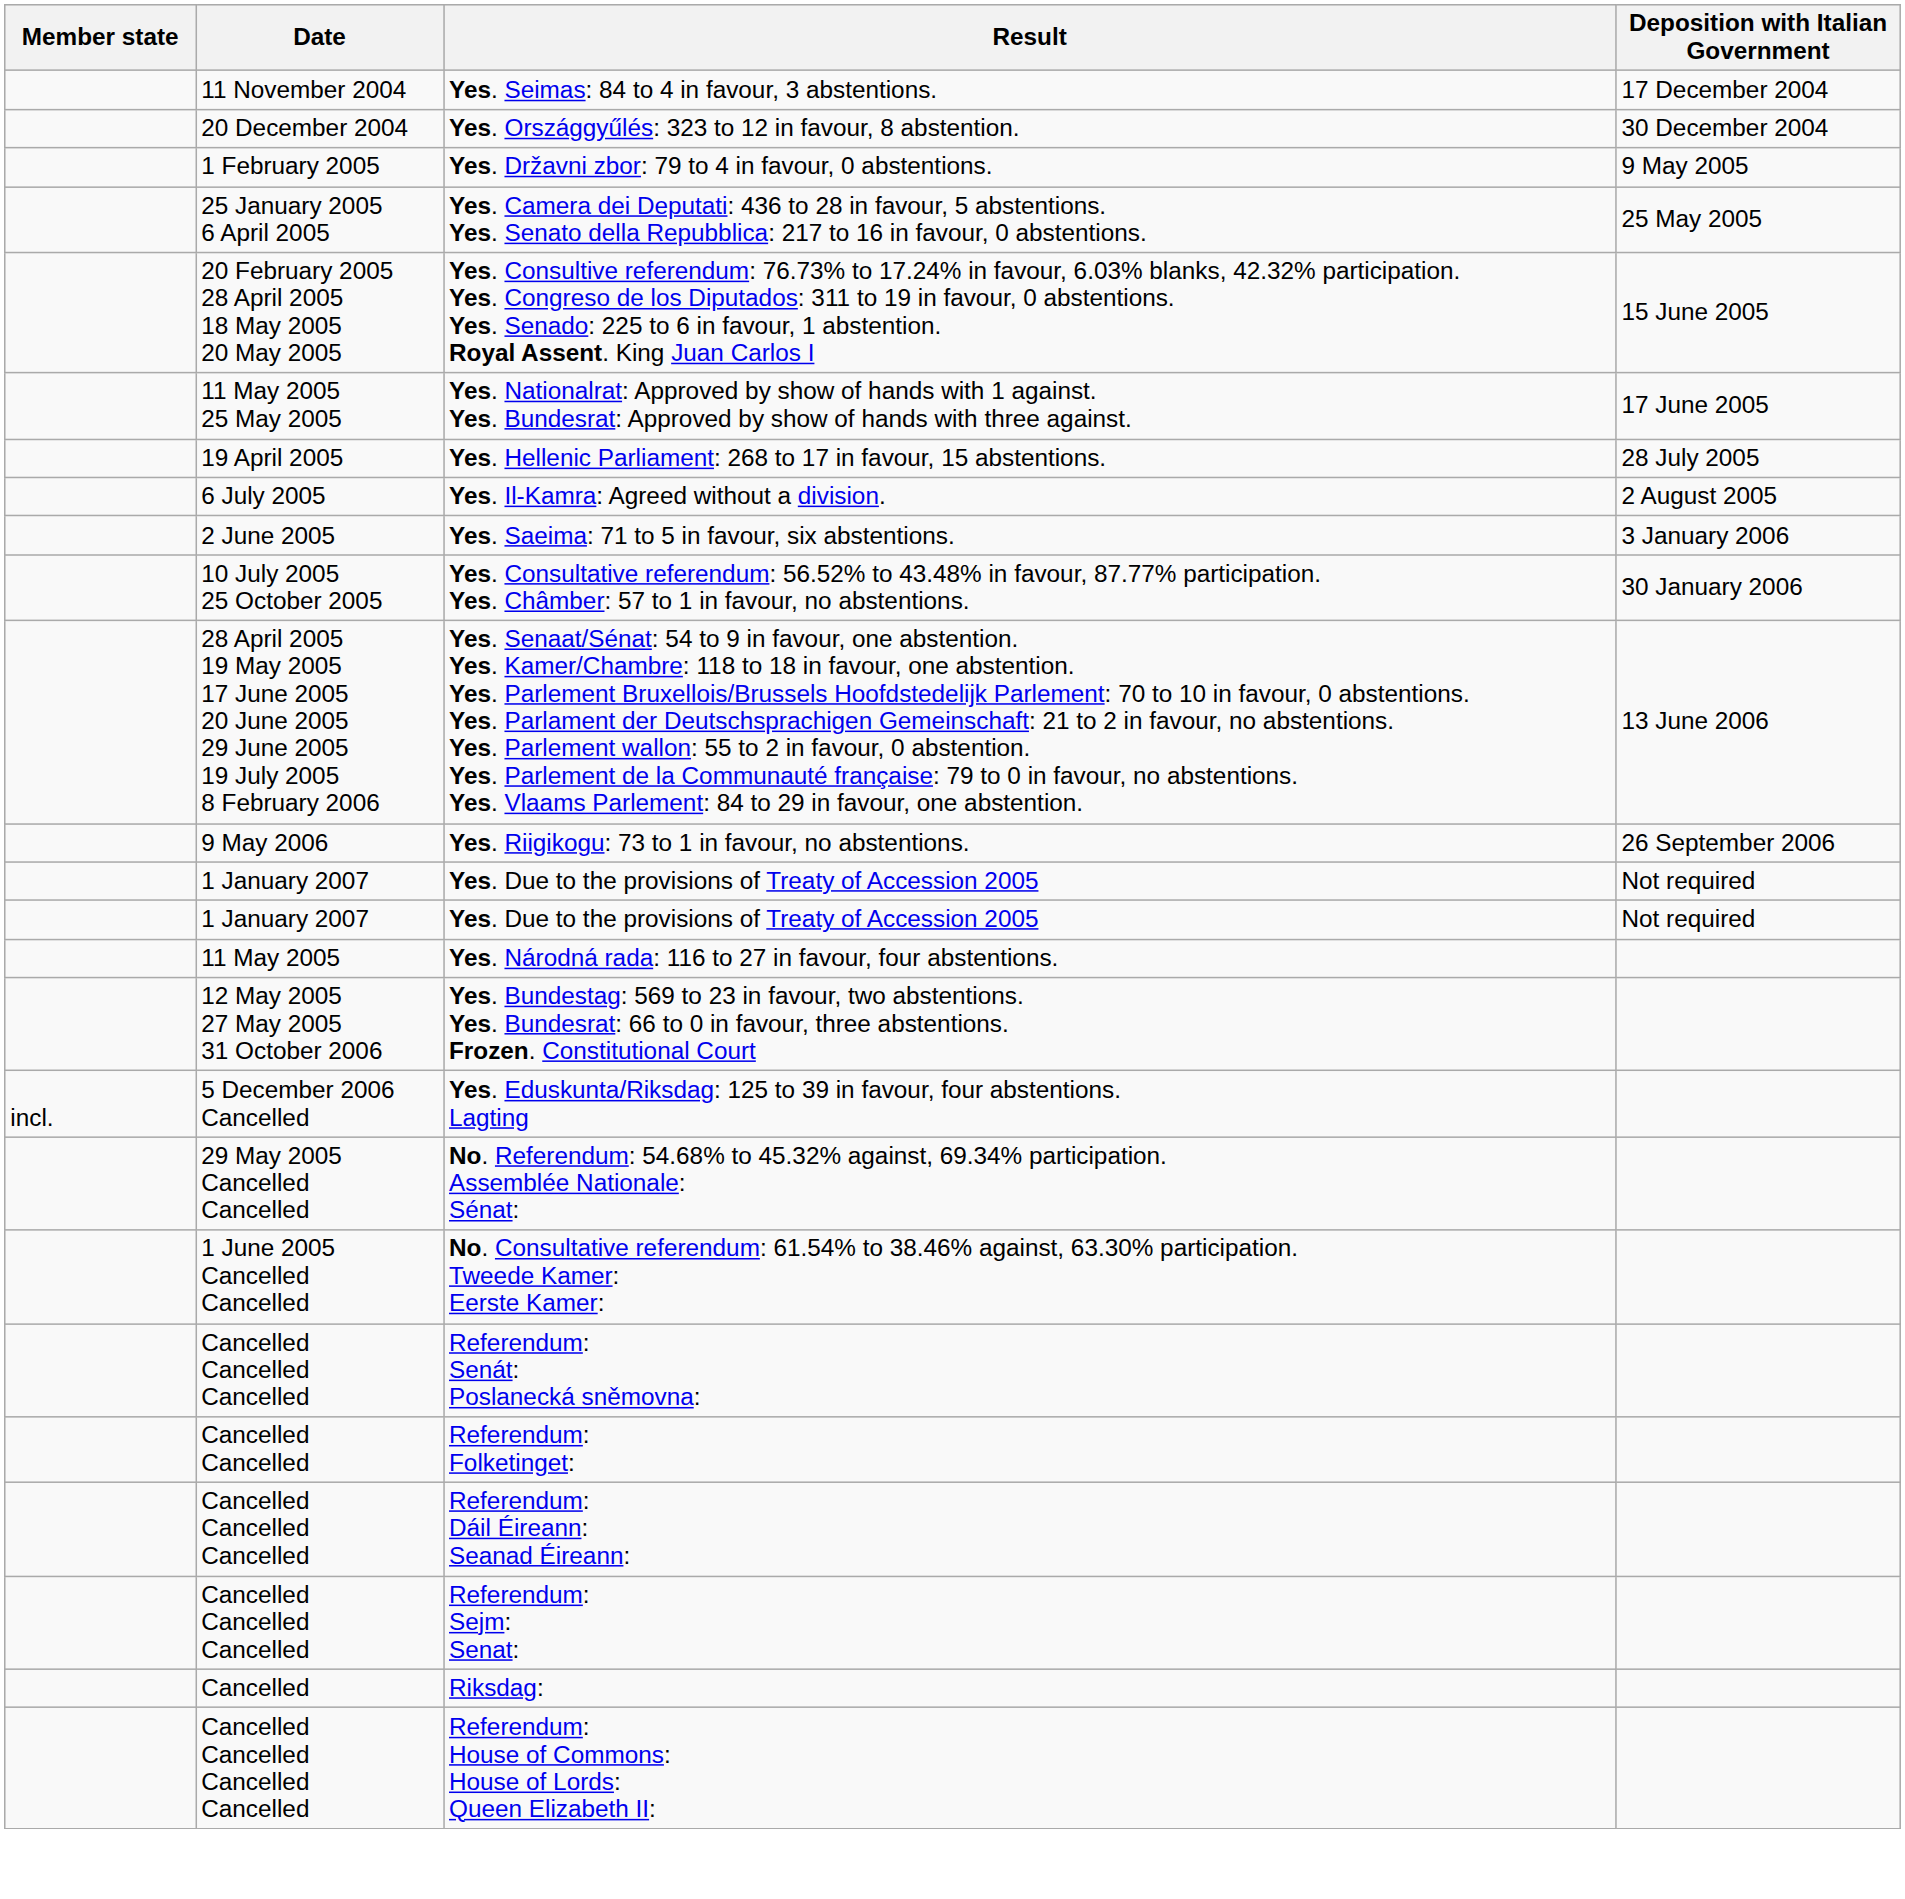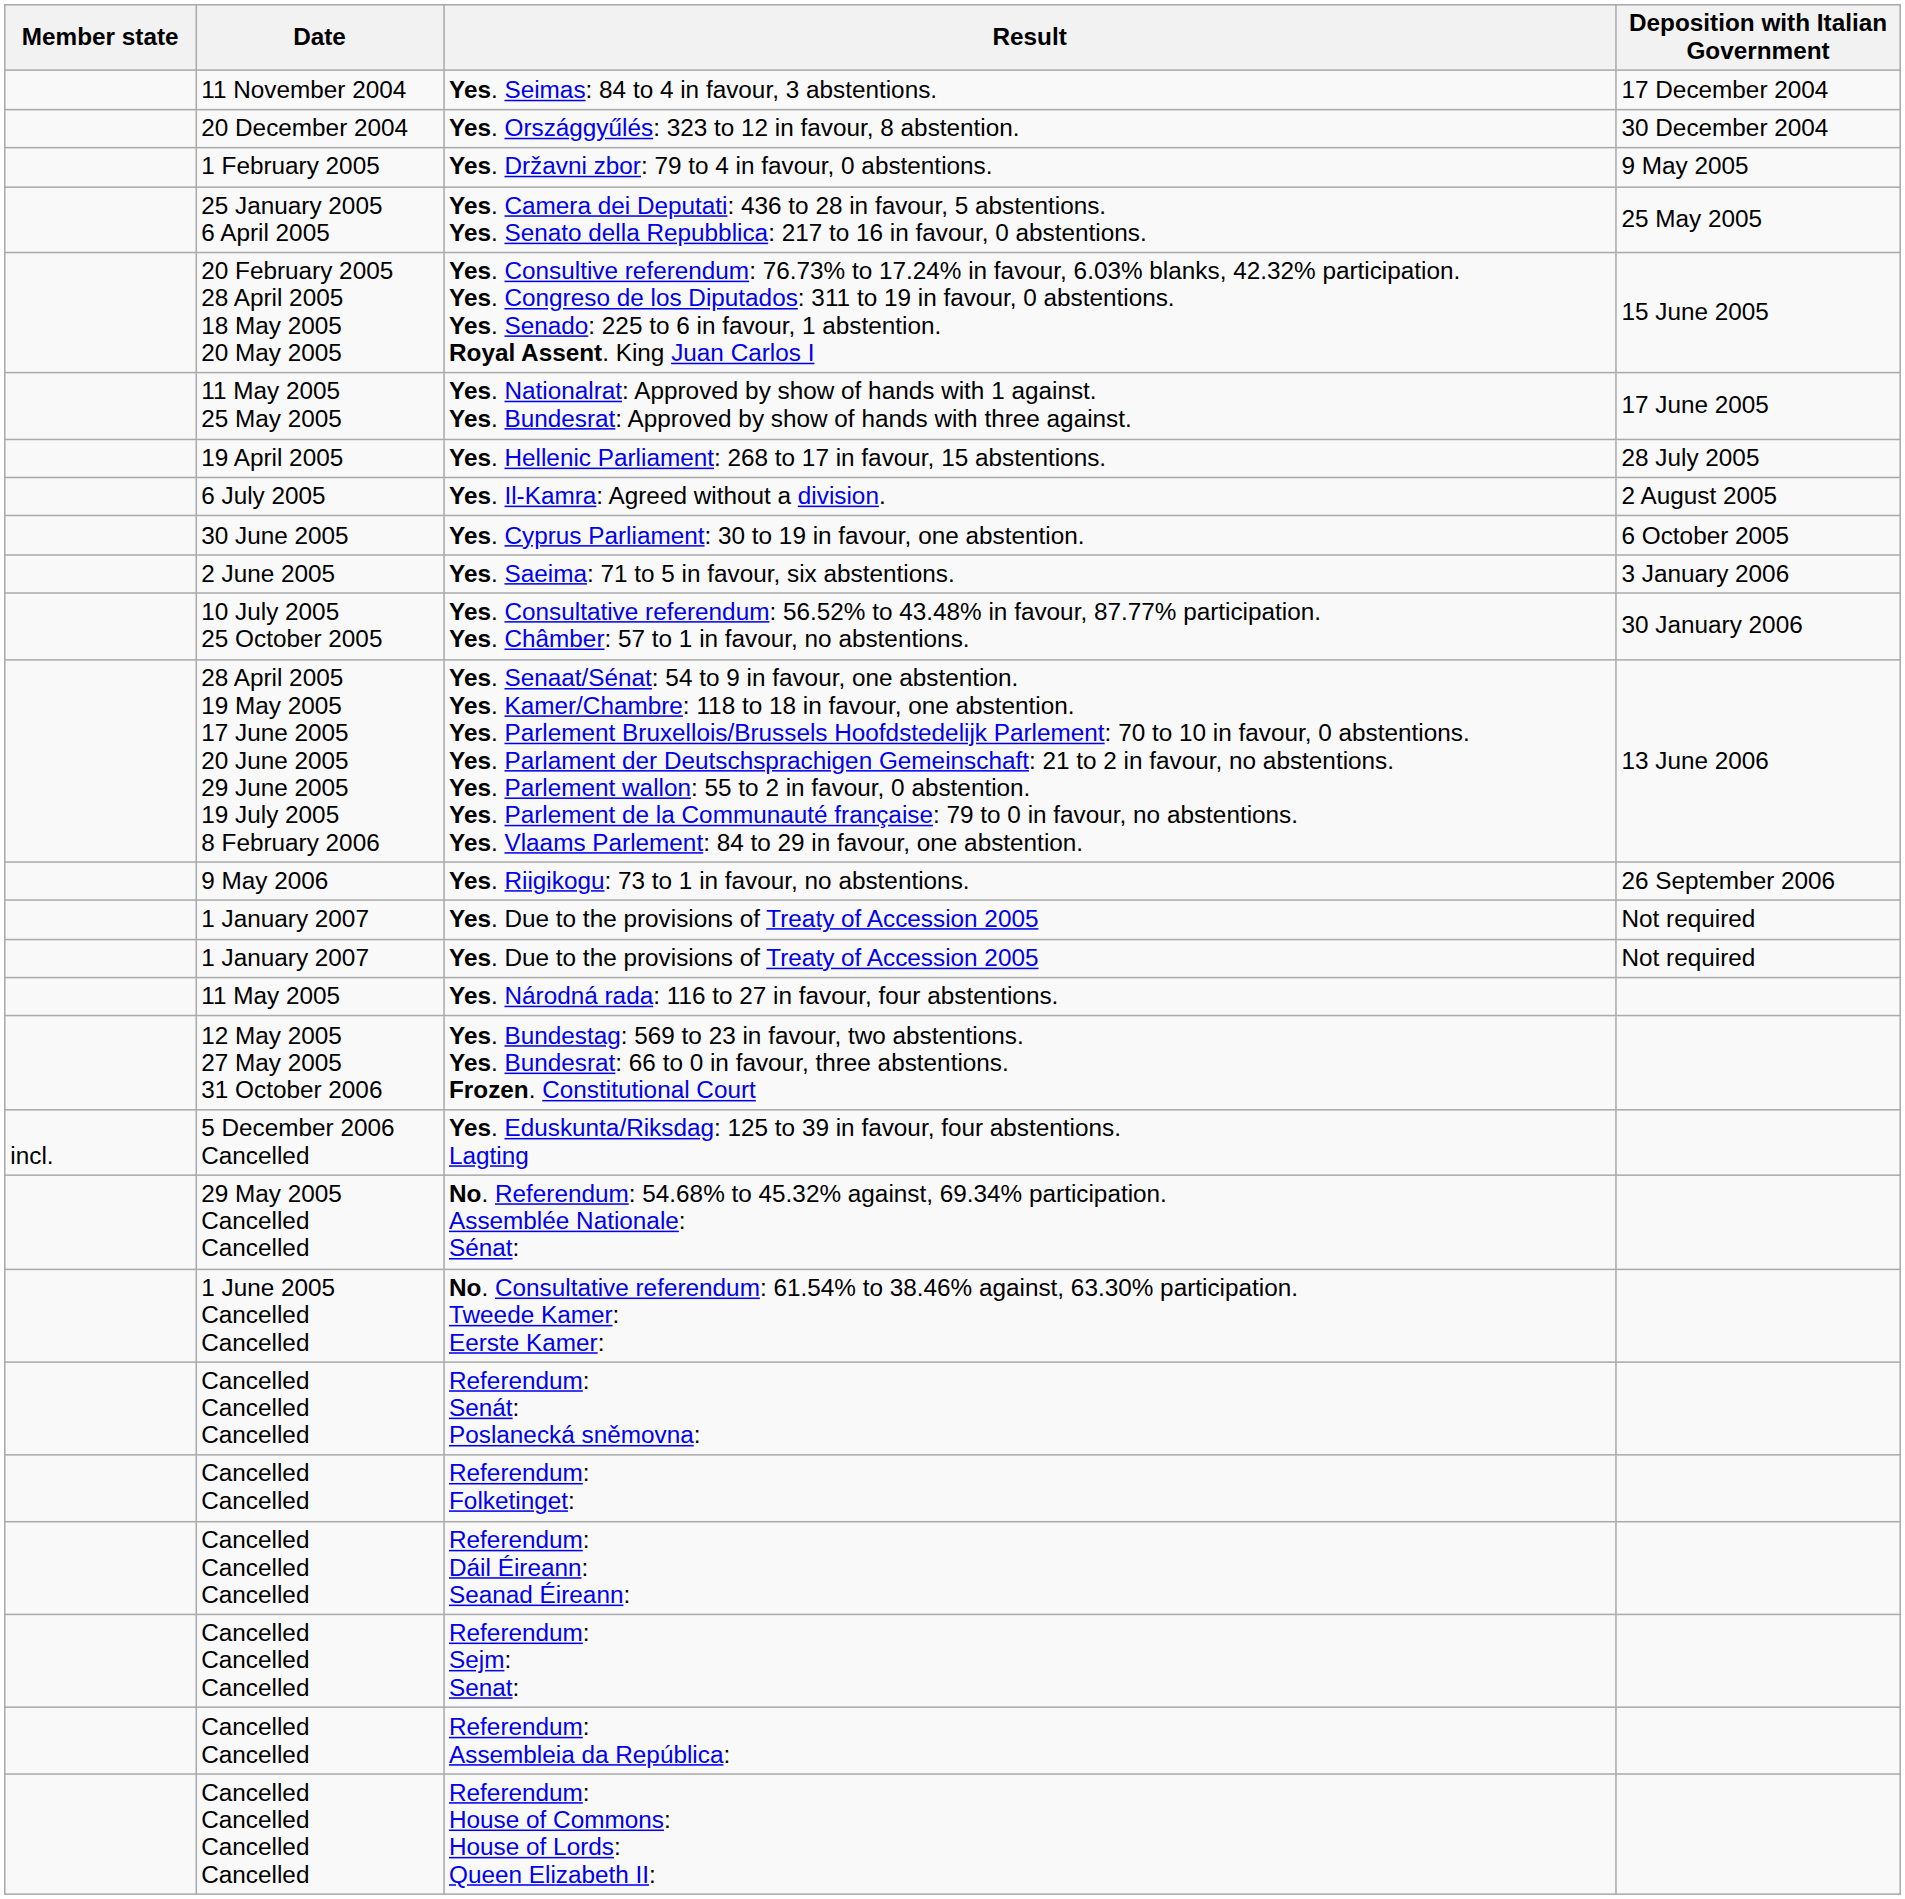+ row: (275, 535)
+ row: (255, 1740)
- row: (255, 1688)
